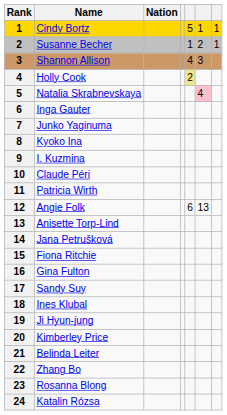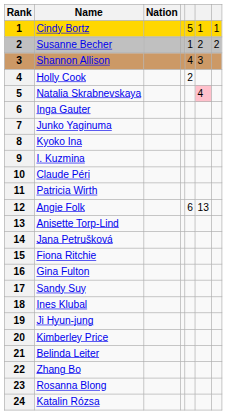(217, 45) 1 -> (217, 45) 2
(190, 77) khaki background -> (190, 77) no background
